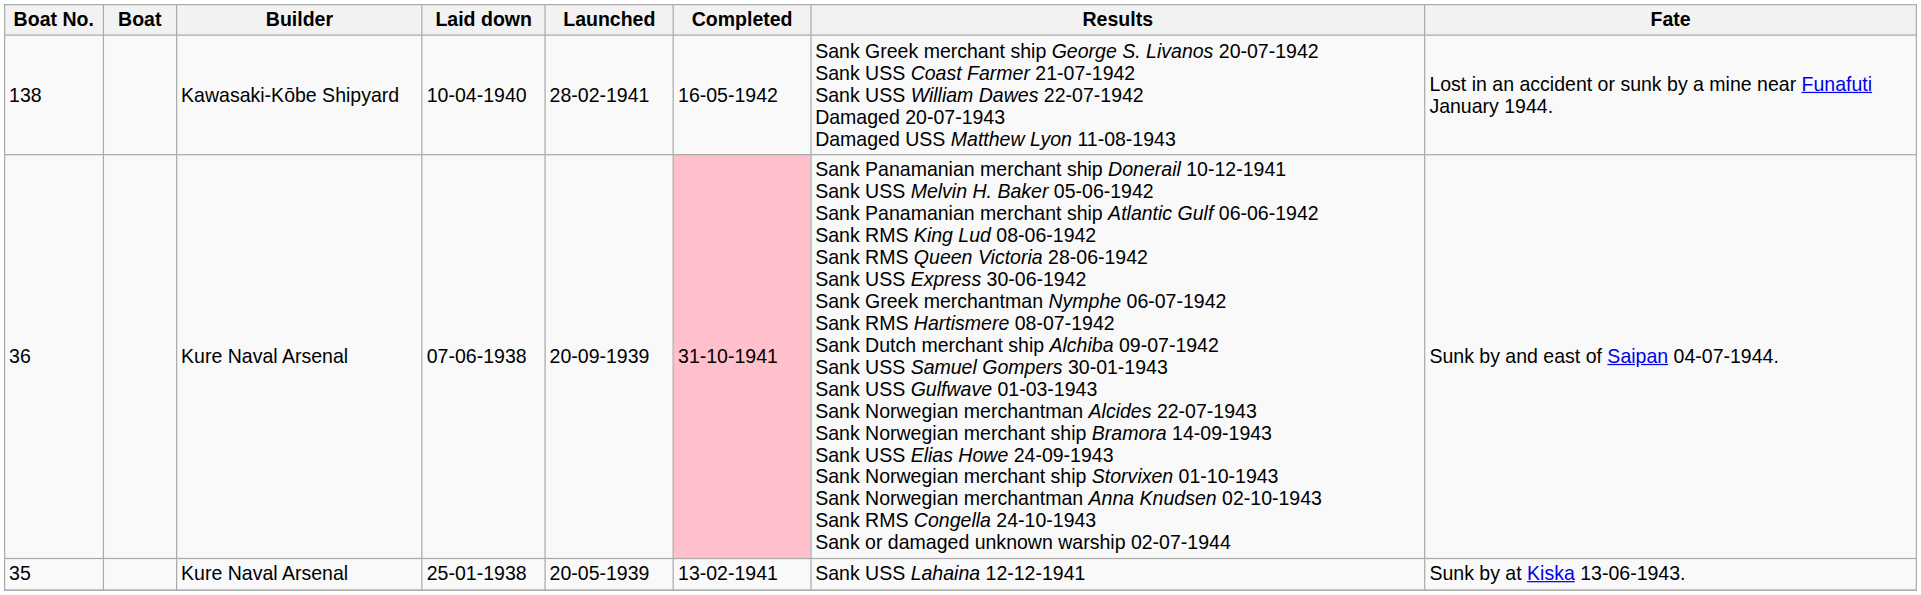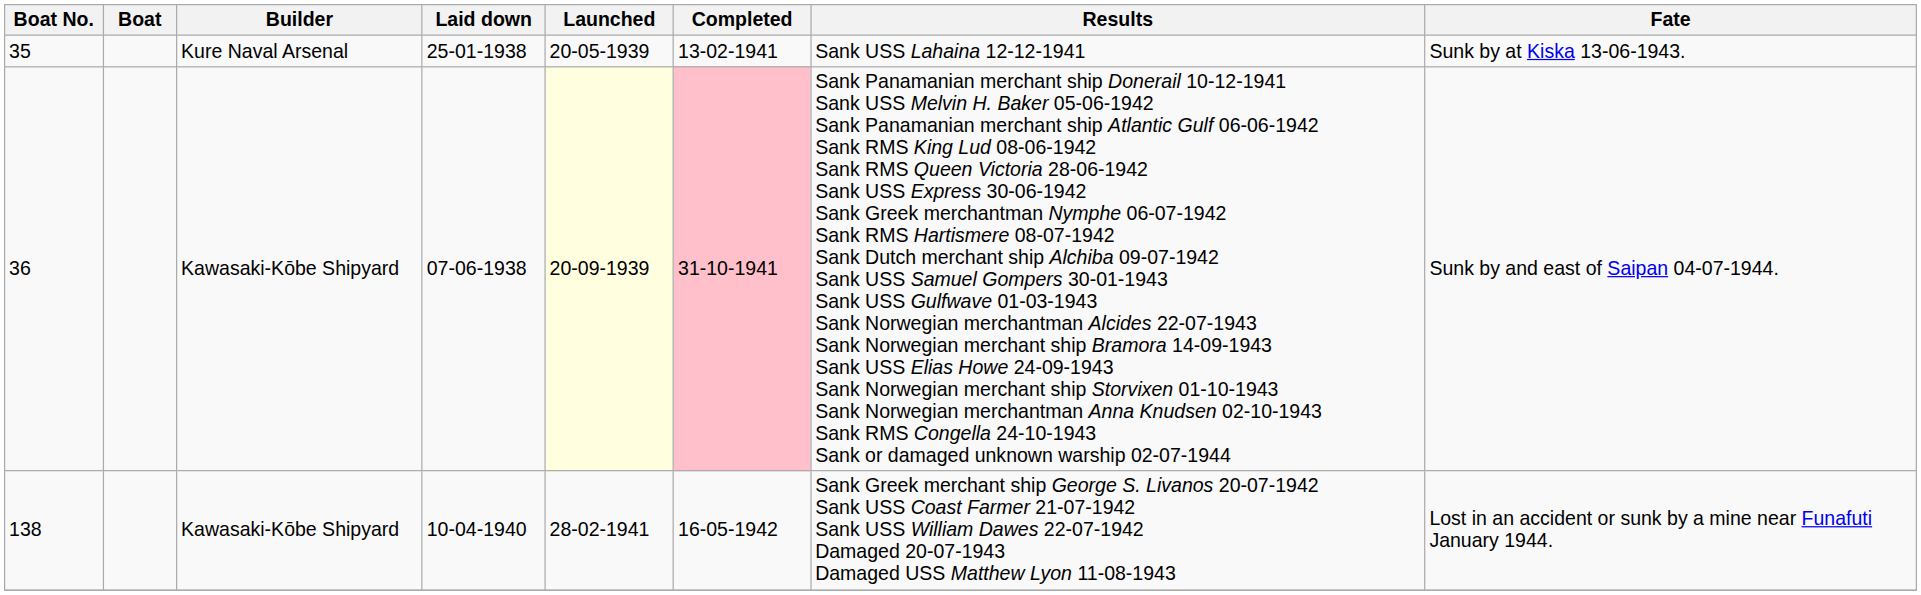rows swapped: (20, 574) <-> (25, 94)
(265, 356) Kure Naval Arsenal -> (290, 268) Kawasaki-Kōbe Shipyard
(600, 356) no background -> (600, 268) lightyellow background
